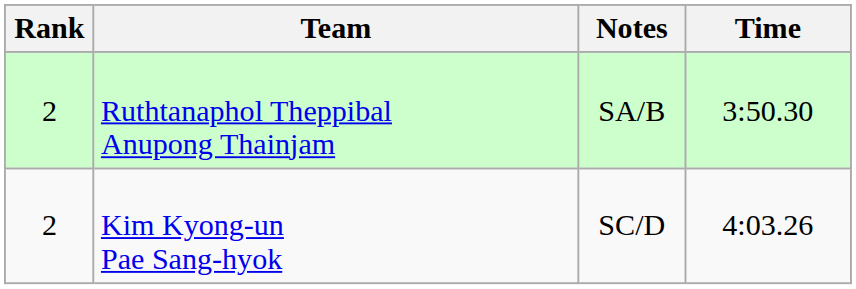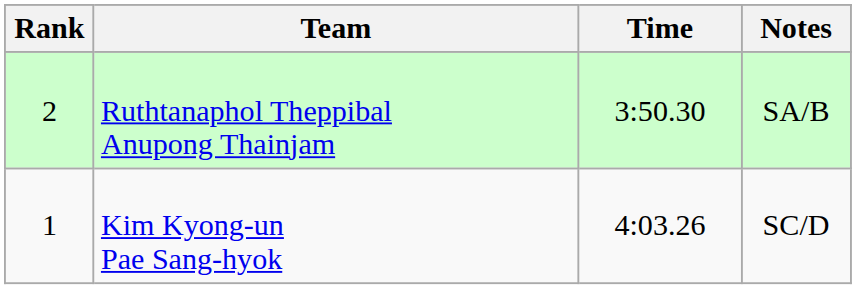columns swapped: (768, 28) <-> (632, 28)
(49, 225) 2 -> (49, 225) 1
